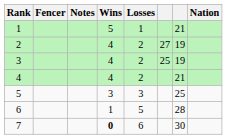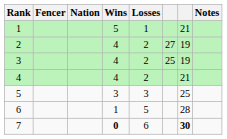columns swapped: (205, 12) <-> (82, 12)
(180, 126) normal -> (185, 126) bold
